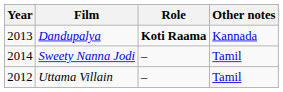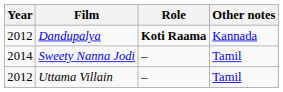(20, 35) 2013 -> (20, 35) 2012
